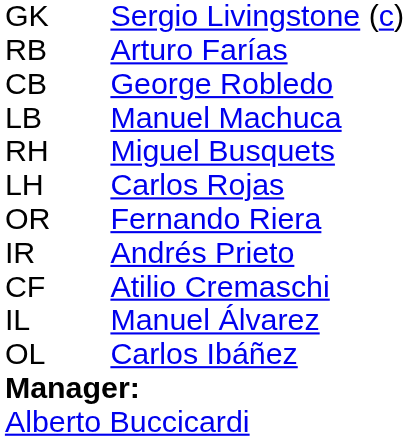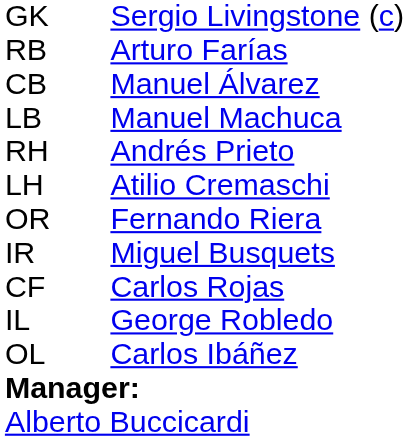(222, 83) George Robledo -> (215, 83) Manuel Álvarez
(223, 151) Miguel Busquets -> (202, 151) Andrés Prieto
(197, 185) Carlos Rojas -> (220, 185) Atilio Cremaschi
(202, 252) Andrés Prieto -> (223, 252) Miguel Busquets
(220, 286) Atilio Cremaschi -> (197, 286) Carlos Rojas
(215, 320) Manuel Álvarez -> (222, 320) George Robledo
